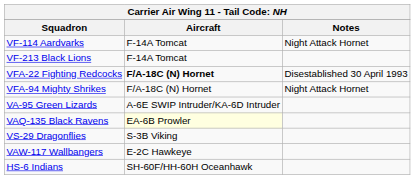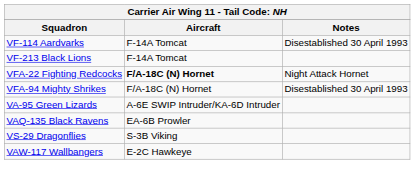(326, 43) Night Attack Hornet -> (346, 43) Disestablished 30 April 1993
(346, 74) Disestablished 30 April 1993 -> (326, 74) Night Attack Hornet
(326, 89) Night Attack Hornet -> (346, 89) Disestablished 30 April 1993
(159, 120) lightyellow background -> (159, 120) no background
- row: (35, 167)
